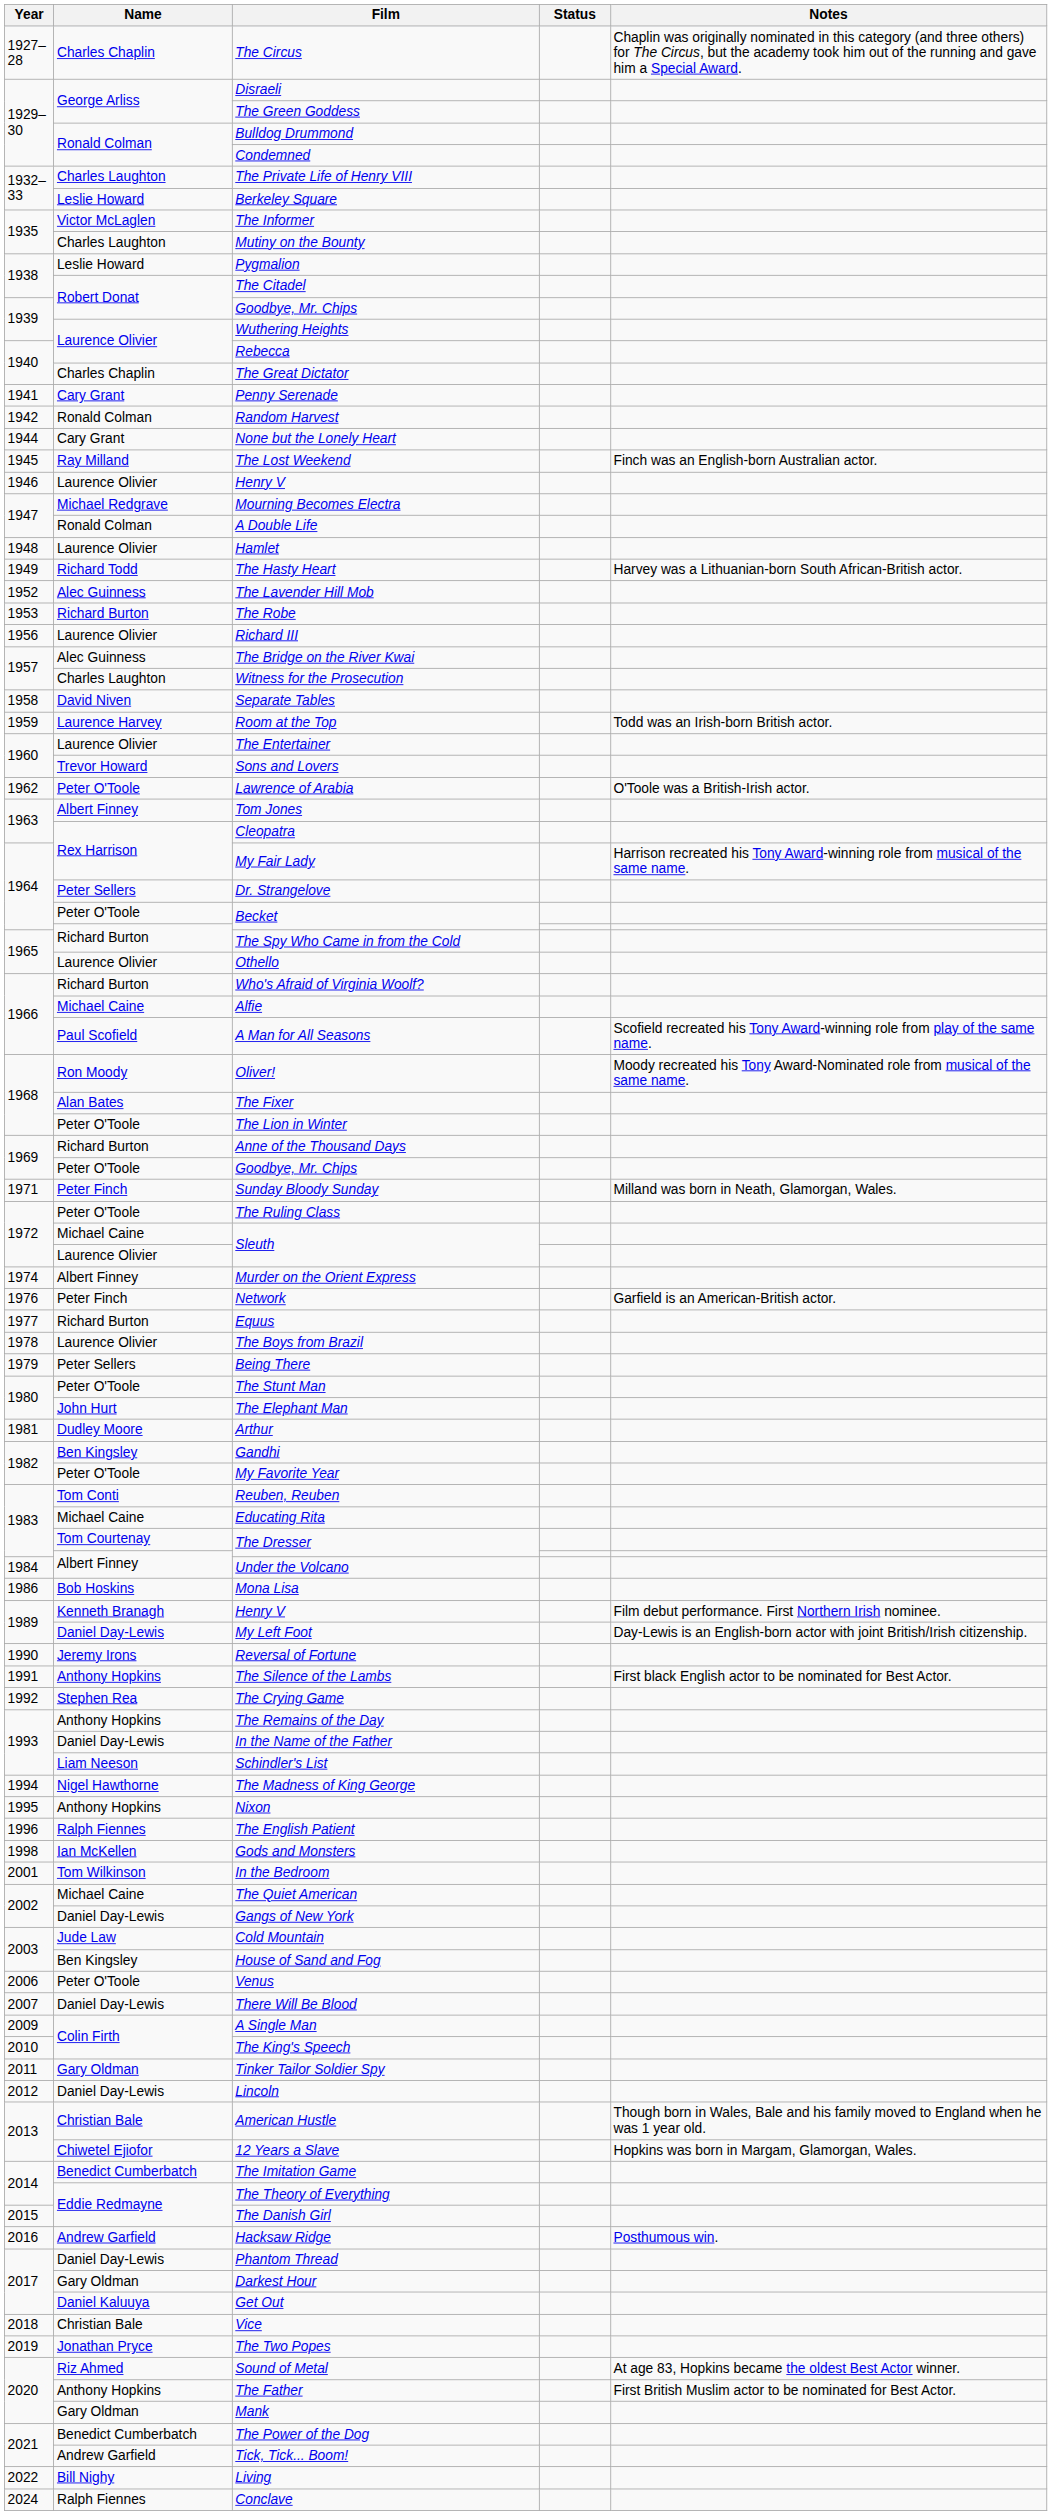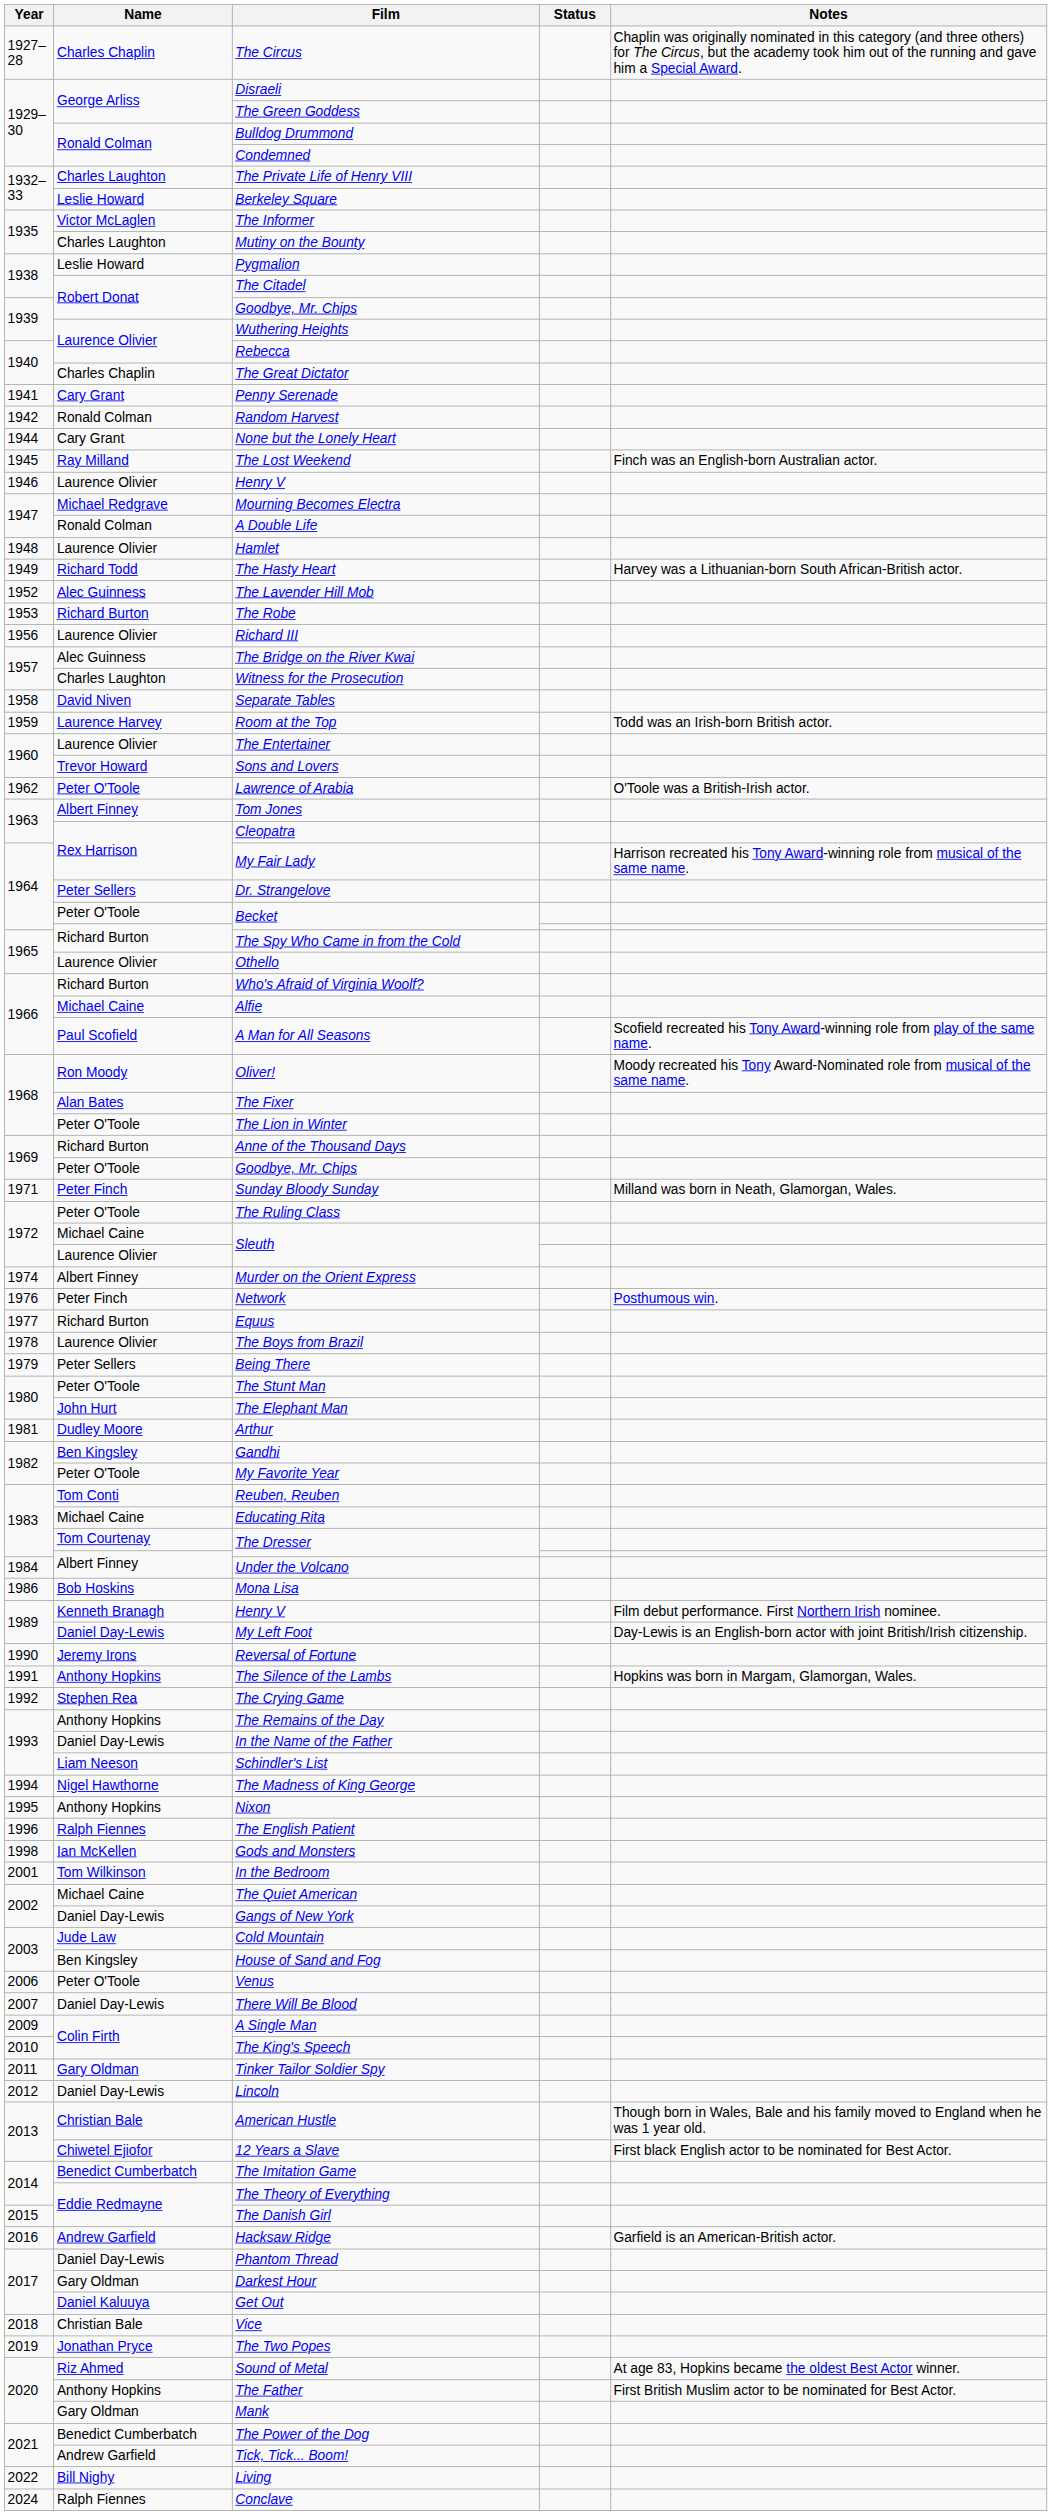(725, 1299) Garfield is an American-British actor. -> (666, 1299) Posthumous win.
(782, 1676) First black English actor to be nominated for Best Actor. -> (765, 1676) Hopkins was born in Margam, Glamorgan, Wales.
(765, 2150) Hopkins was born in Margam, Glamorgan, Wales. -> (782, 2150) First black English actor to be nominated for Best Actor.
(666, 2237) Posthumous win. -> (725, 2237) Garfield is an American-British actor.
